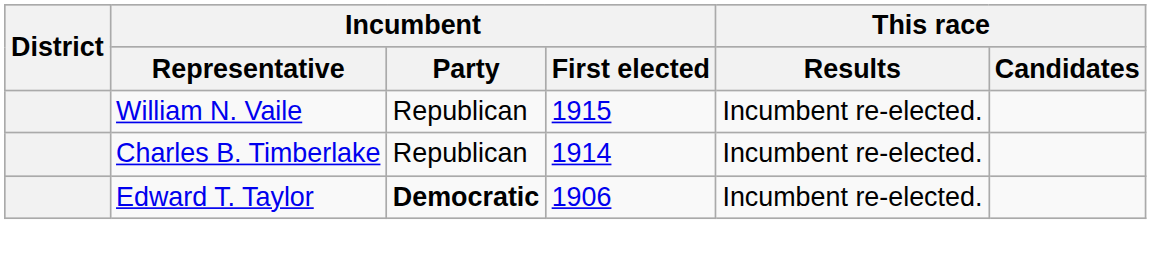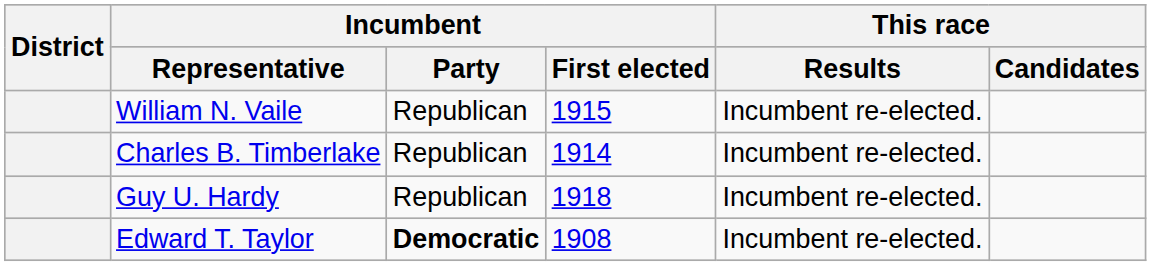+ row: (197, 196)
(582, 196) 1906 -> (582, 238) 1908
